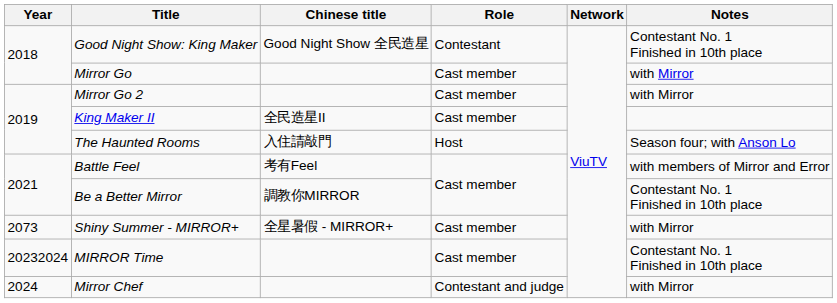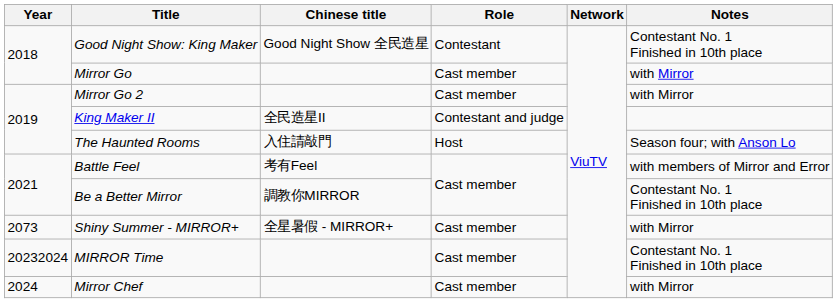(475, 118) Cast member -> (499, 118) Contestant and judge
(499, 287) Contestant and judge -> (475, 287) Cast member
